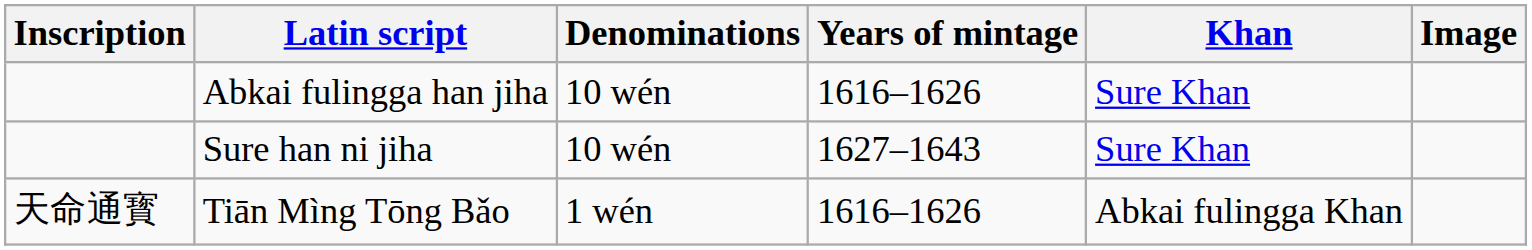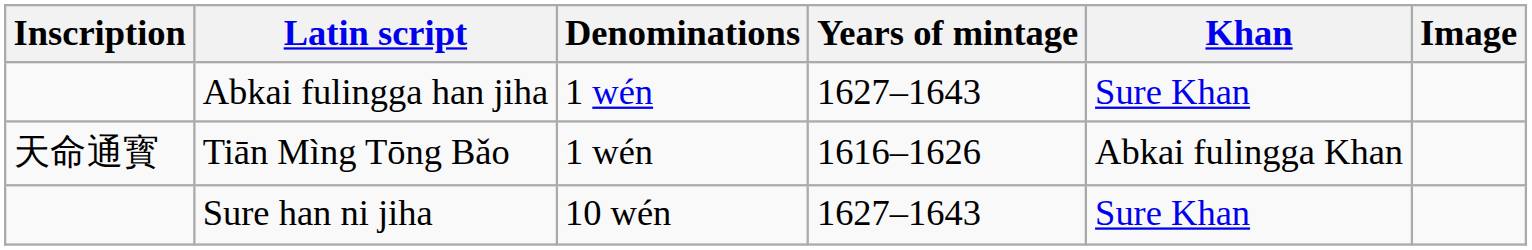(618, 91) 10 wén -> (609, 91) 1 wén
(899, 91) 1616–1626 -> (899, 91) 1627–1643
rows swapped: (356, 210) <-> (318, 149)
